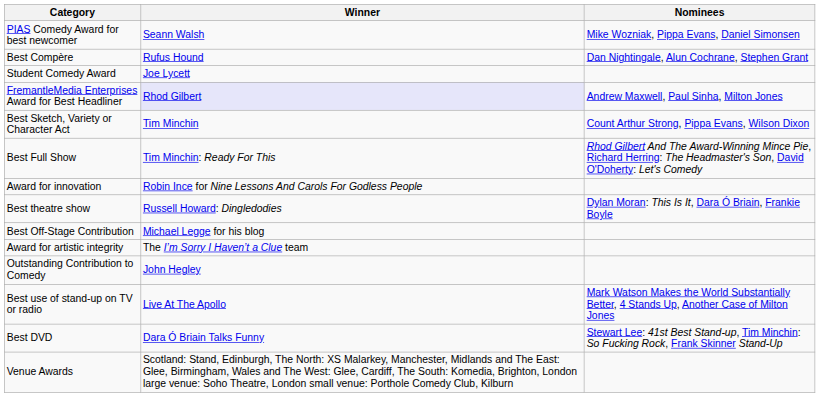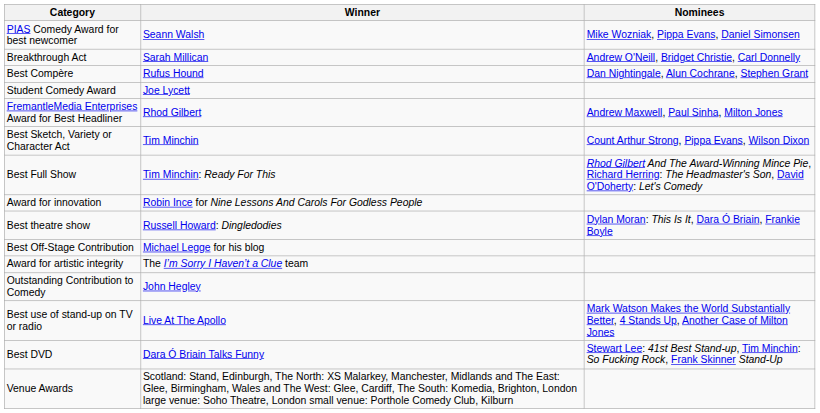+ row: (47, 57)
(172, 96) lavender background -> (172, 112) no background
